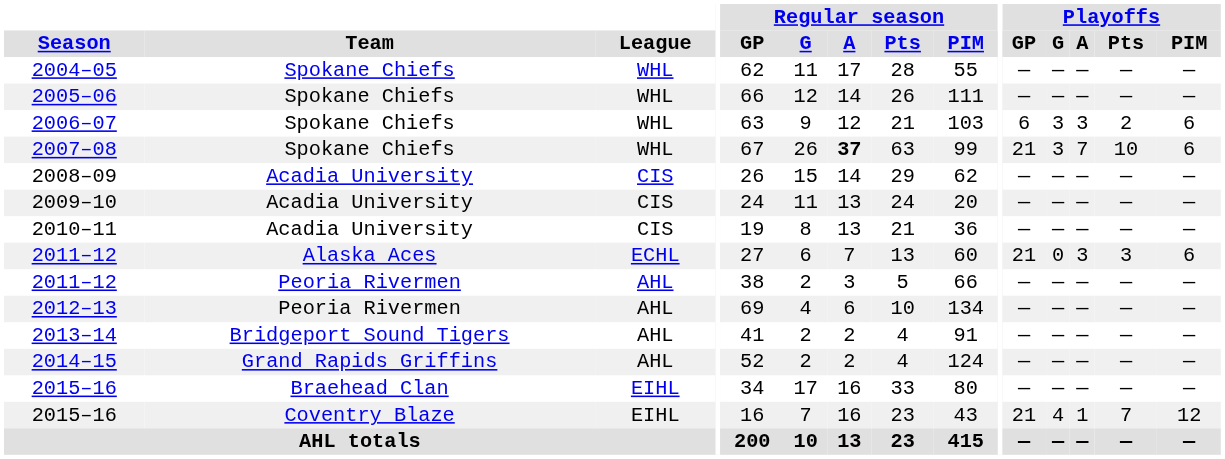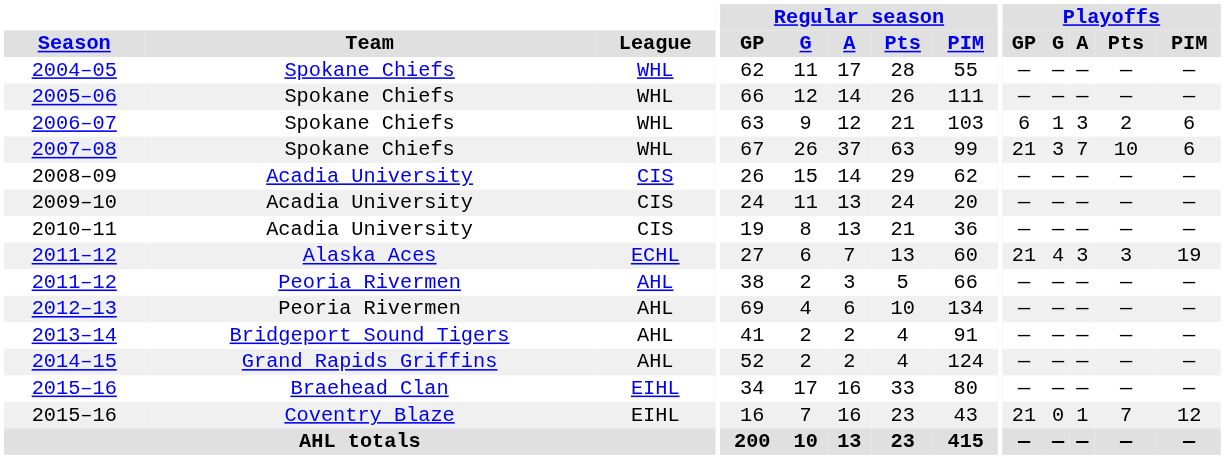(1058, 123) 3 -> (1058, 123) 1
(849, 150) bold -> (849, 150) normal
(1058, 256) 0 -> (1058, 256) 4
(1189, 256) 6 -> (1189, 256) 19
(1058, 415) 4 -> (1058, 415) 0
